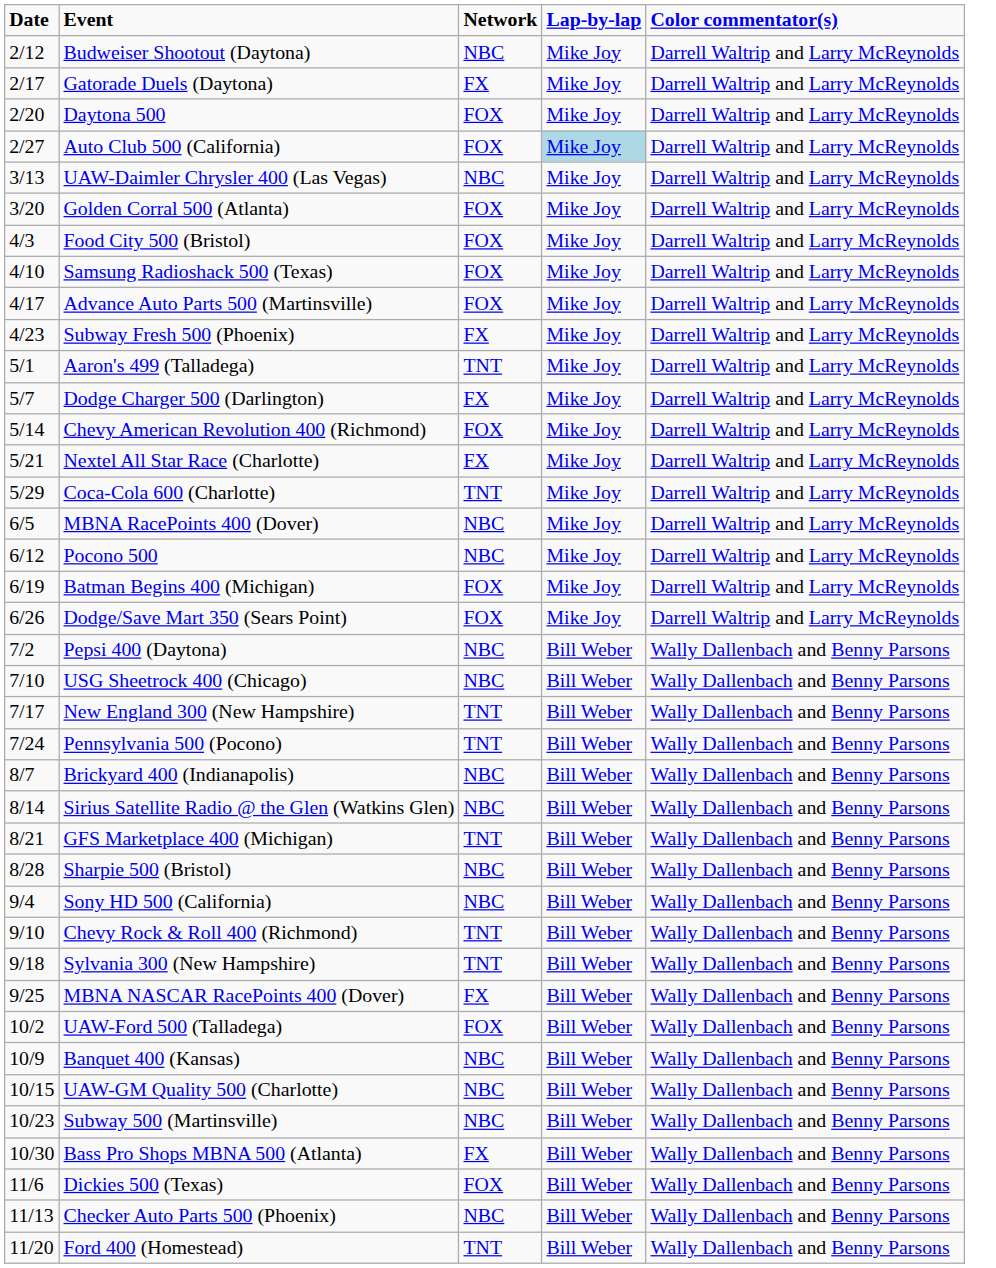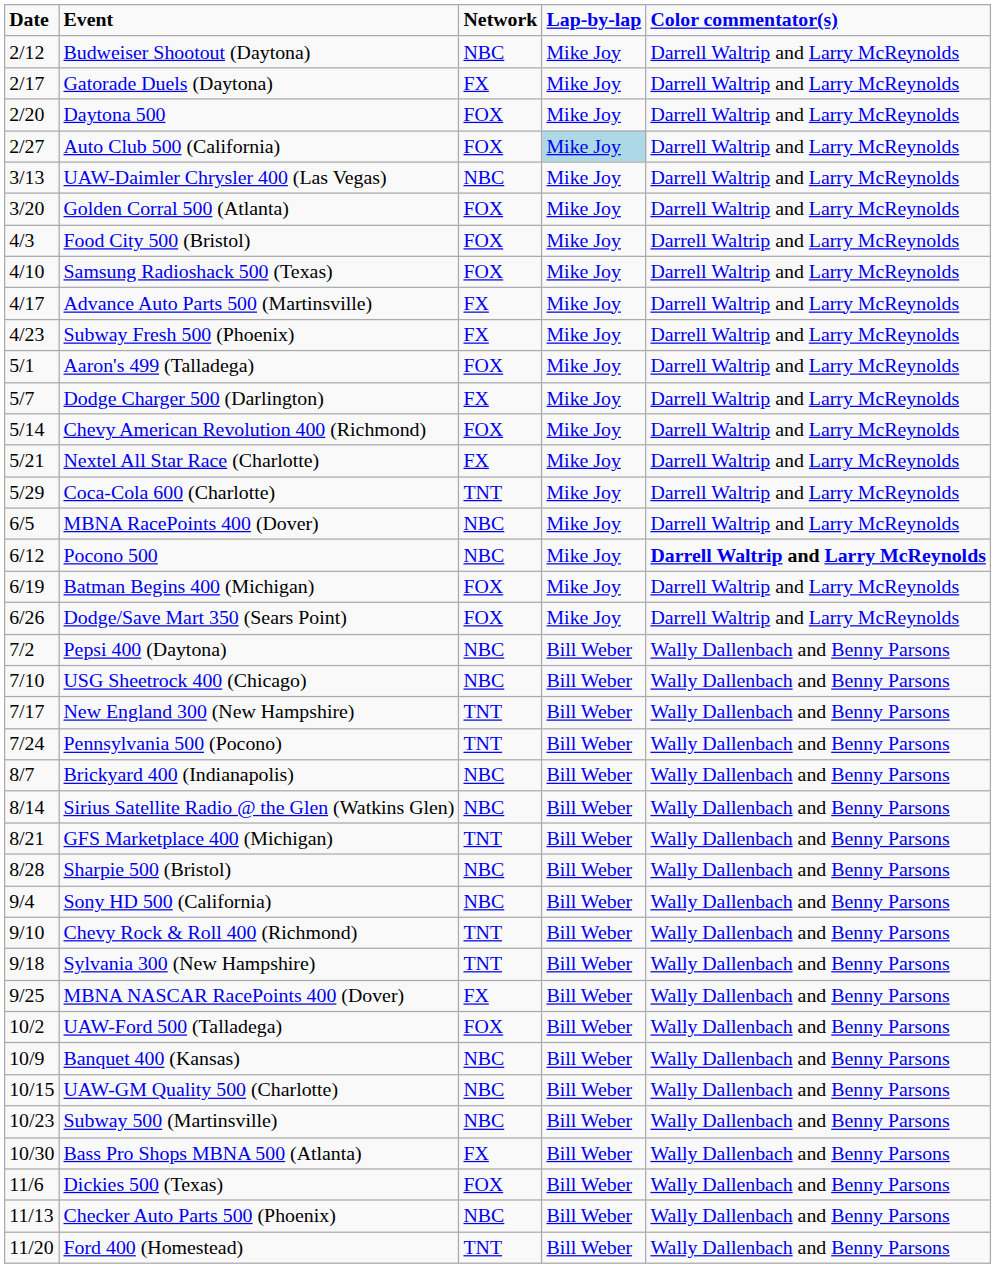(483, 303) FOX -> (476, 303) FX
(483, 366) TNT -> (483, 366) FOX
(805, 555) normal -> (818, 555) bold
